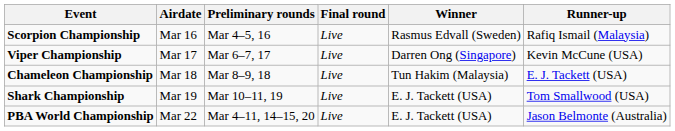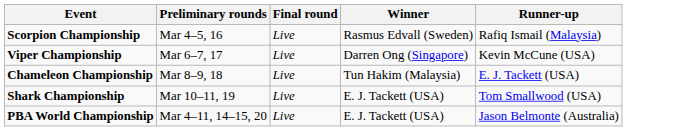- column: (181, 14)
